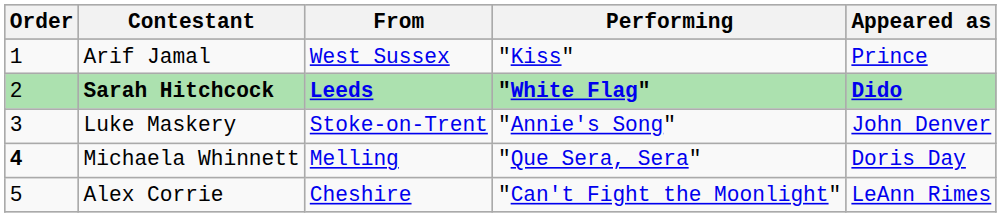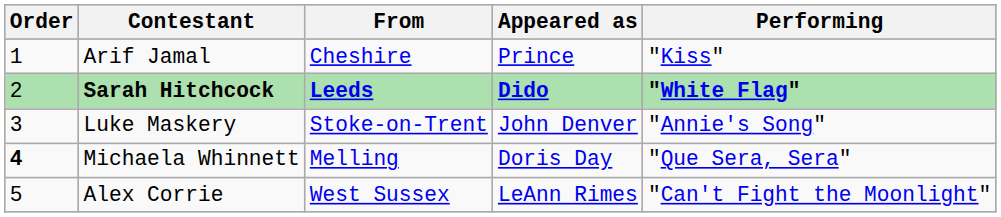columns swapped: (921, 22) <-> (670, 22)
(380, 57) West Sussex -> (361, 57) Cheshire
(361, 195) Cheshire -> (380, 195) West Sussex
